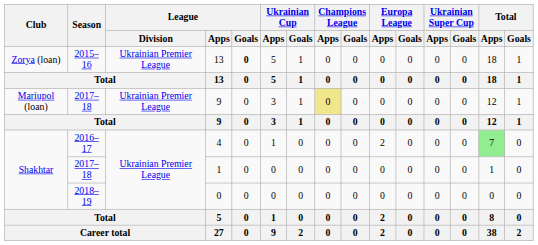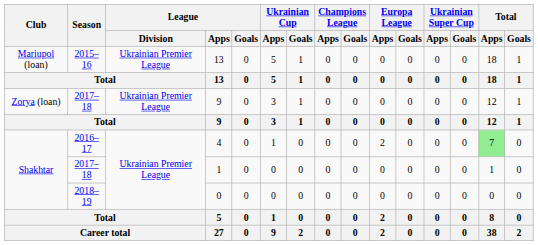(36, 59) Zorya (loan) -> (36, 59) Mariupol (loan)
(246, 59) bold -> (246, 59) normal
(36, 101) Mariupol (loan) -> (36, 101) Zorya (loan)
(328, 101) khaki background -> (328, 101) no background
